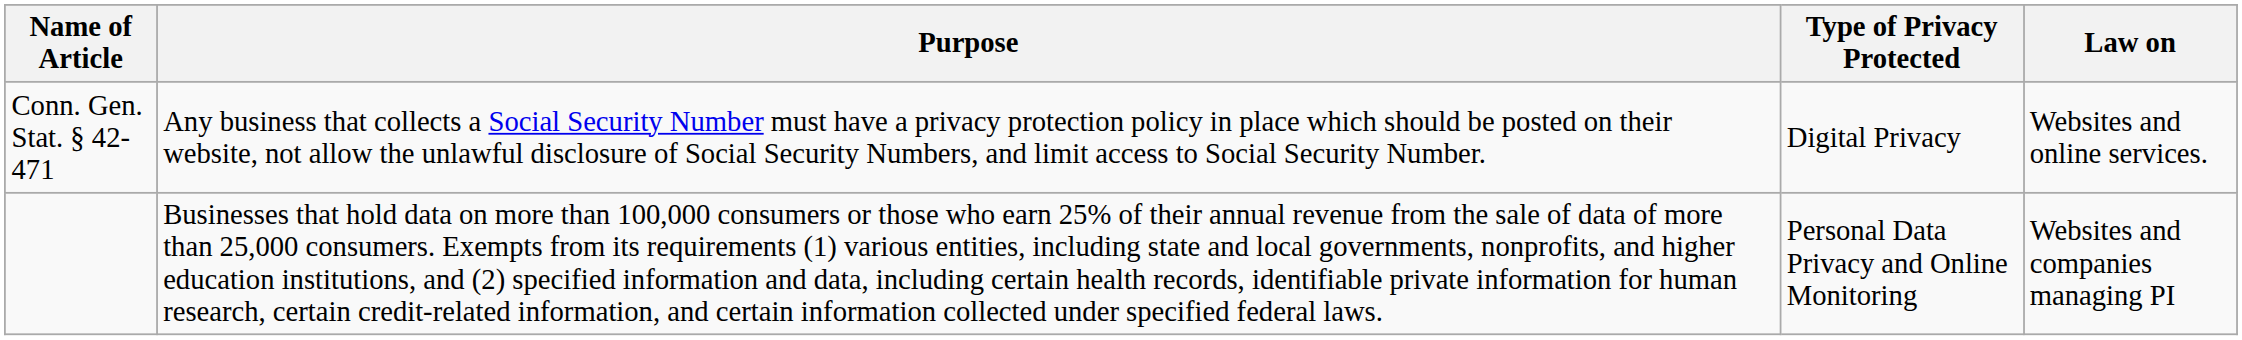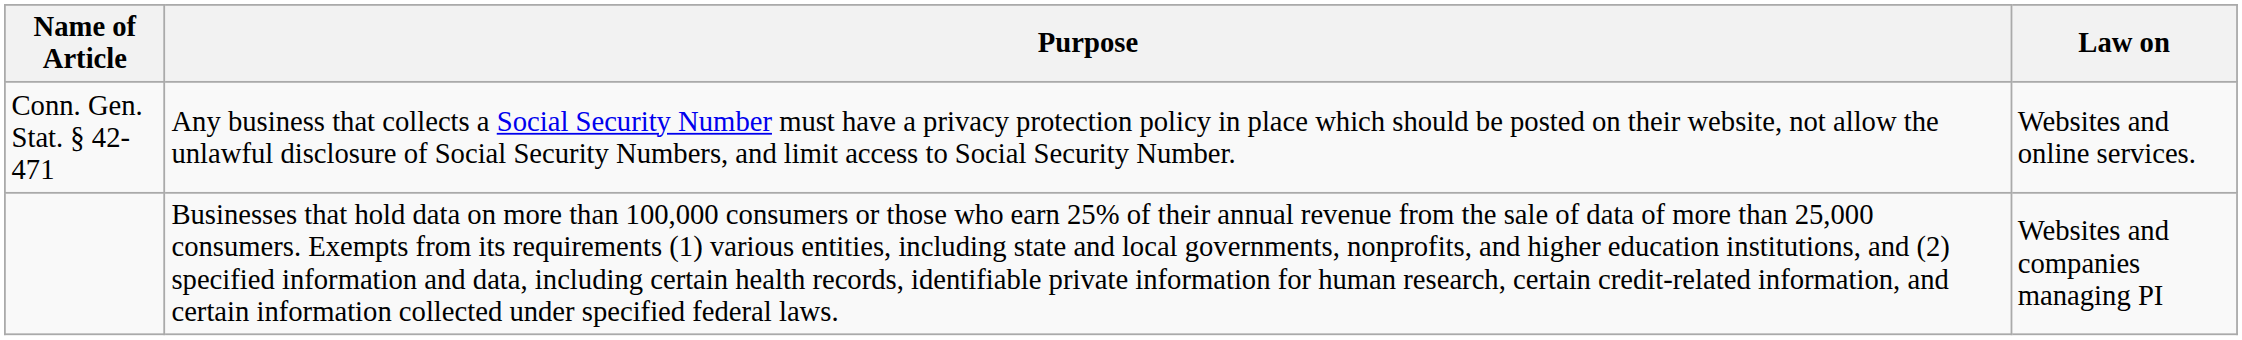- column: (1902, 43)
